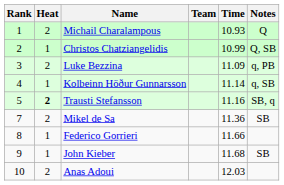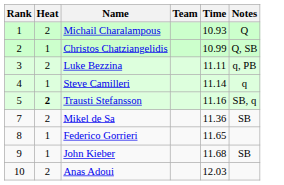(233, 66) 11.09 -> (214, 66) 11.11
- row: (125, 83)
+ row: (97, 83)
(233, 136) 11.66 -> (214, 136) 11.65
